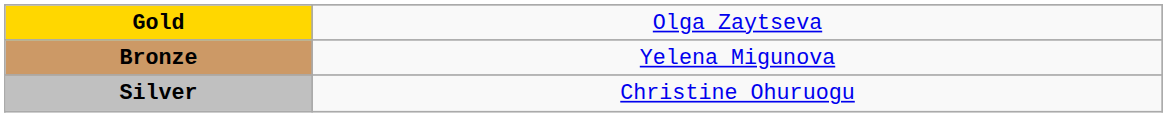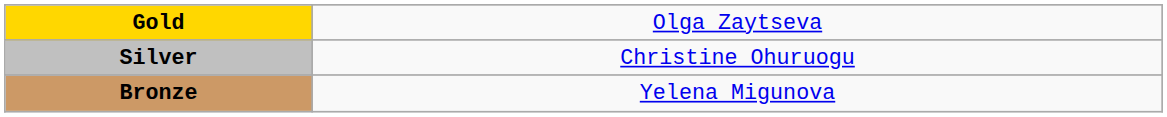rows swapped: (159, 93) <-> (159, 58)
